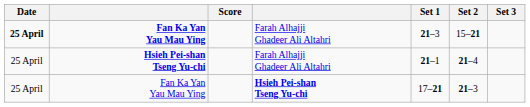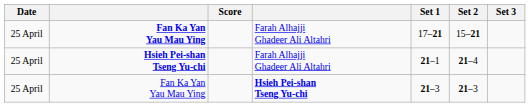(27, 34) bold -> (27, 34) normal
(430, 34) 21–3 -> (430, 34) 17–21
(430, 89) 17–21 -> (430, 89) 21–3
